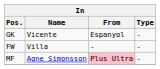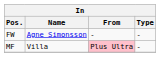- row: (10, 34)
(37, 46) Villa -> (57, 34) Agne Simonsson
(57, 58) Agne Simonsson -> (37, 46) Villa
